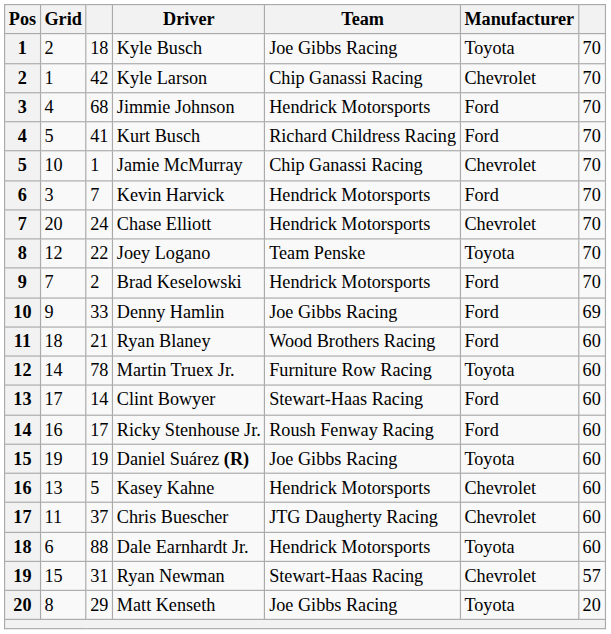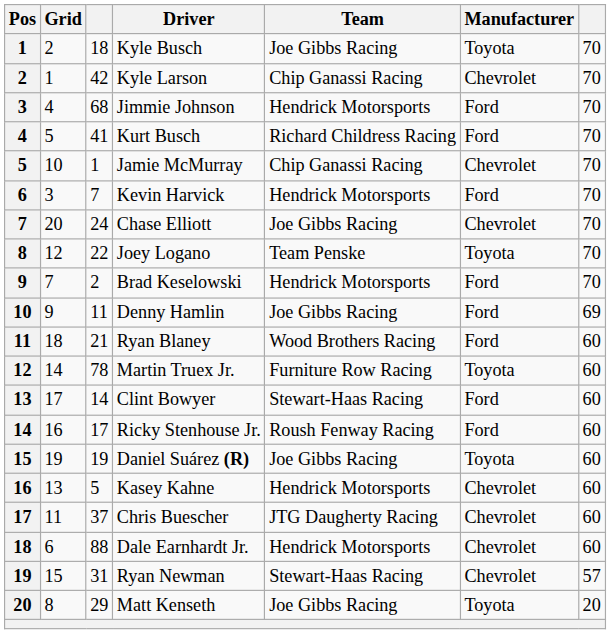(350, 223) Hendrick Motorsports -> (333, 223) Joe Gibbs Racing
(99, 311) 33 -> (99, 311) 11
(490, 546) Toyota -> (500, 546) Chevrolet
